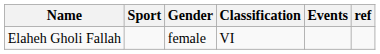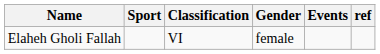columns swapped: (190, 15) <-> (260, 15)
